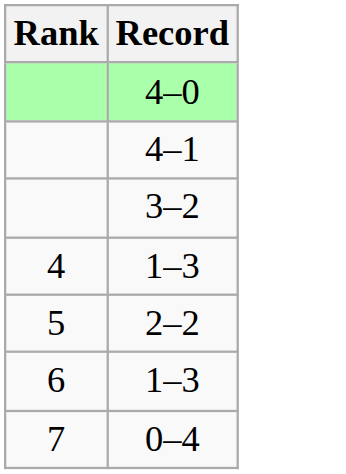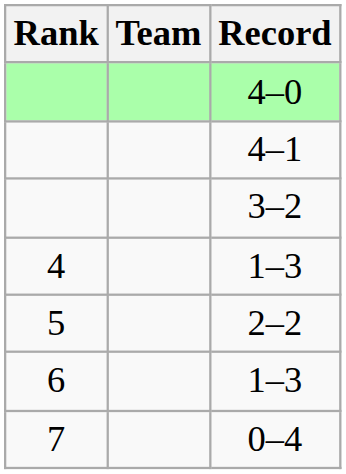+ column: (158, 33)
